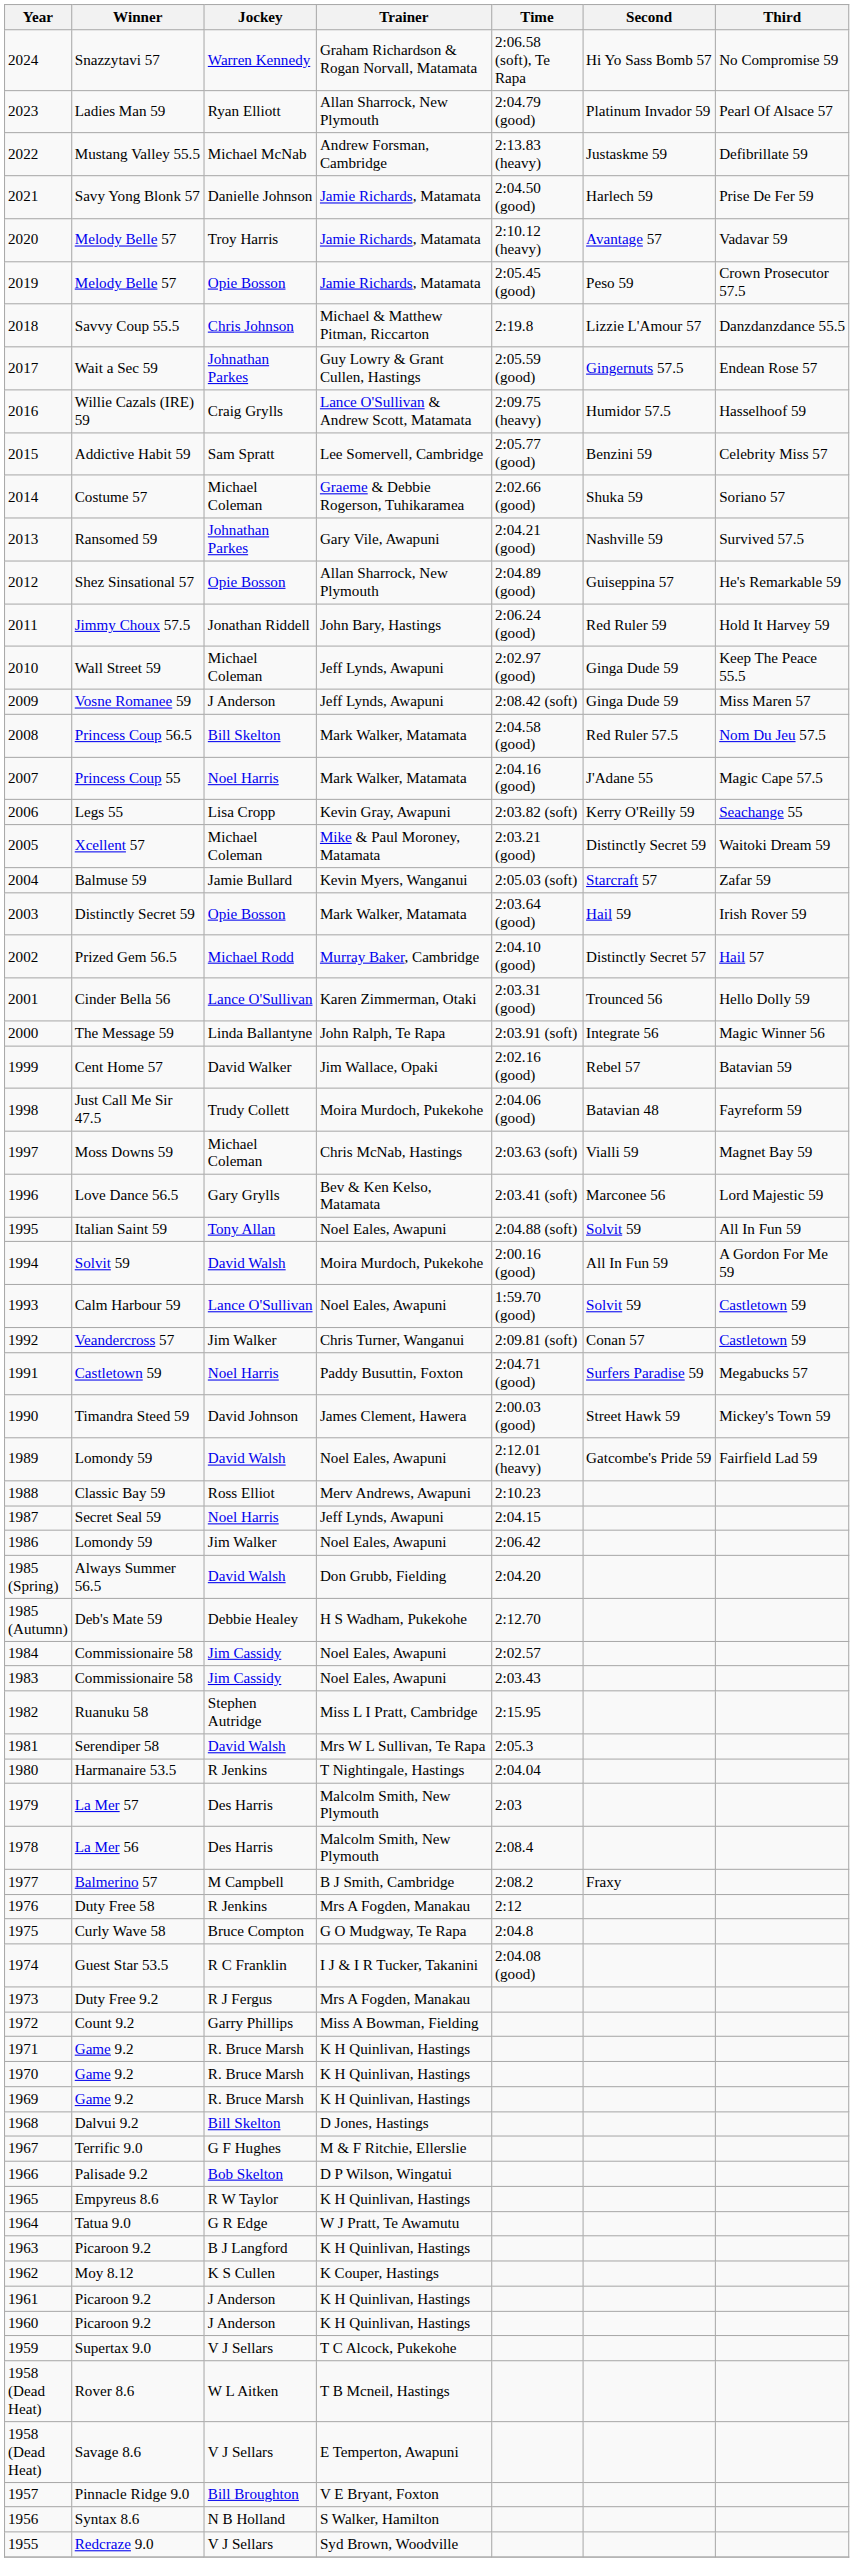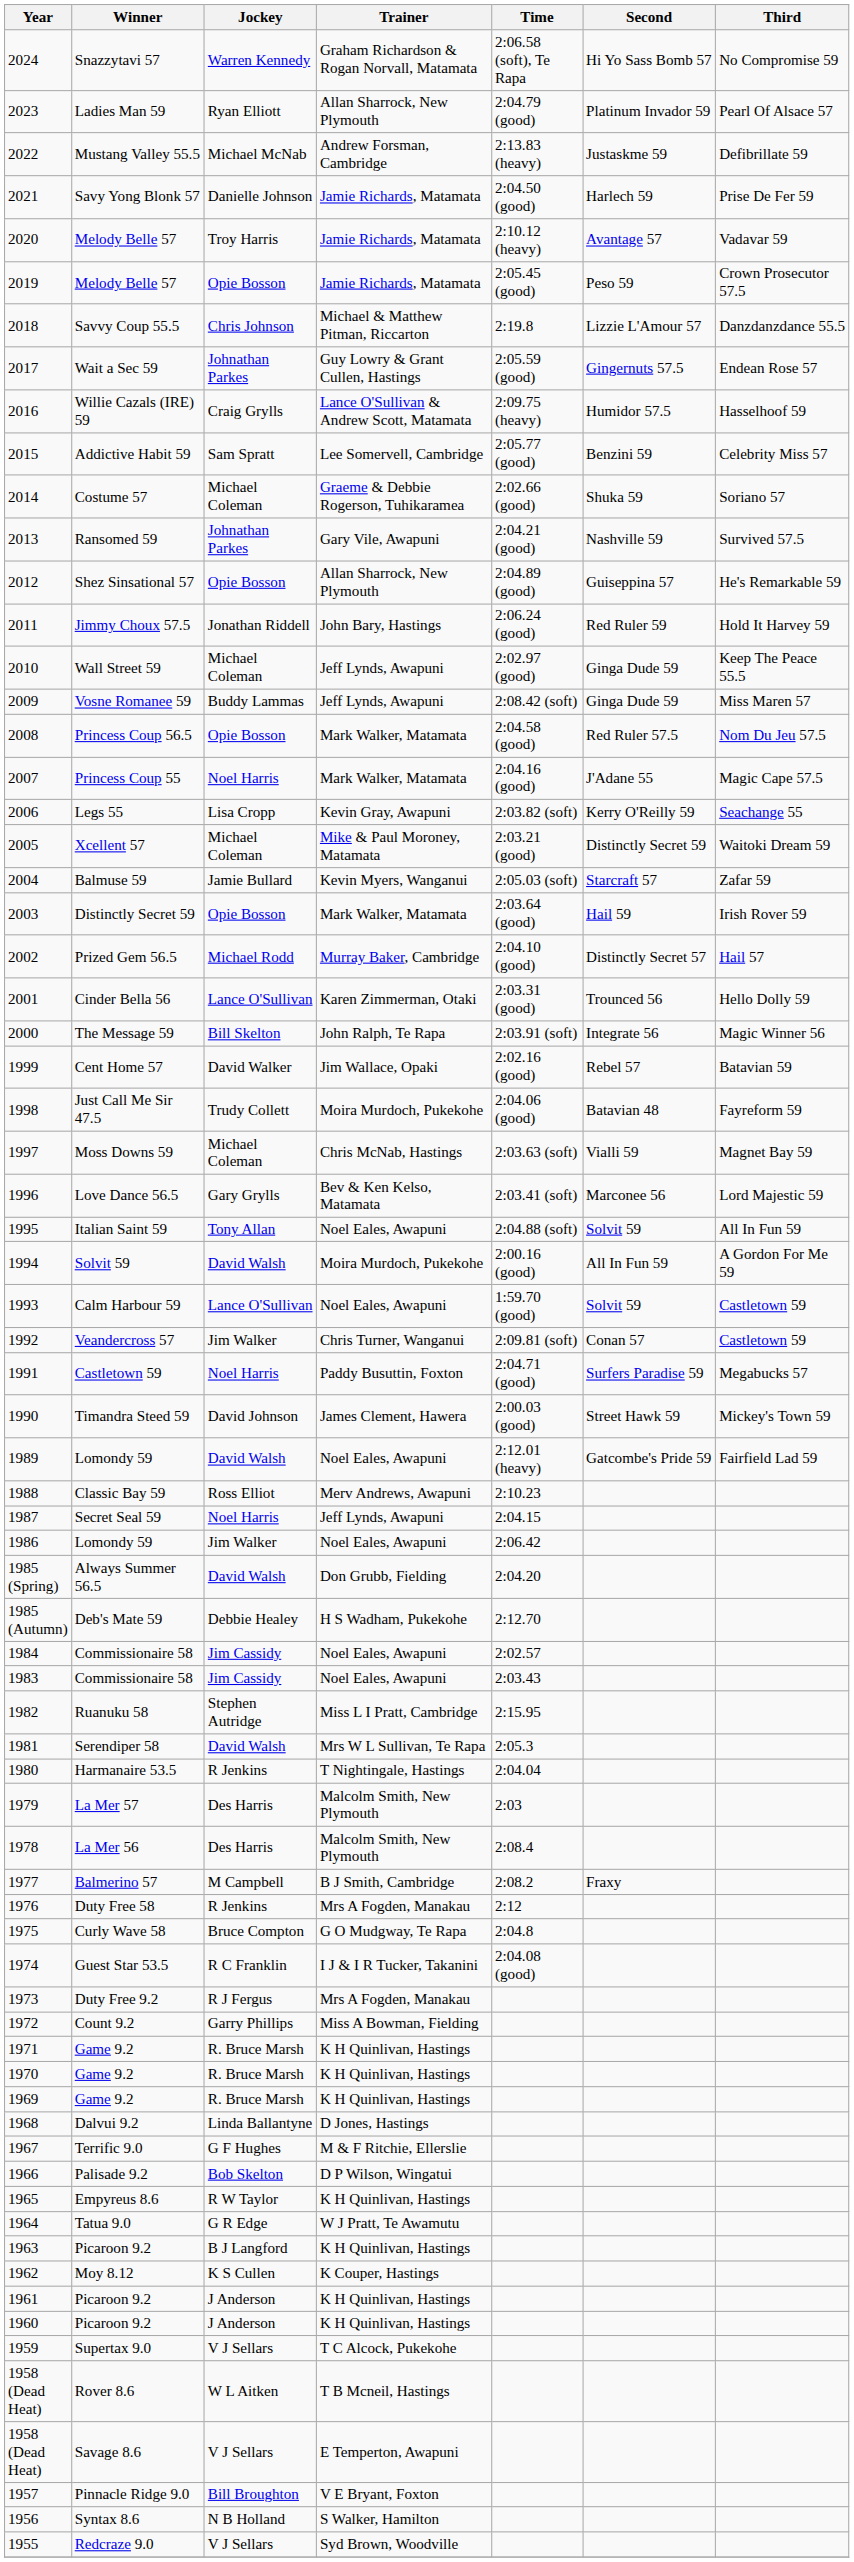(242, 701) J Anderson -> (256, 701) Buddy Lammas
(244, 735) Bill Skelton -> (247, 735) Opie Bosson
(260, 1033) Linda Ballantyne -> (244, 1033) Bill Skelton
(244, 2124) Bill Skelton -> (260, 2124) Linda Ballantyne
